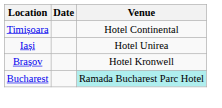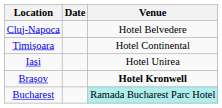+ row: (33, 29)
(141, 62) normal -> (153, 78) bold
